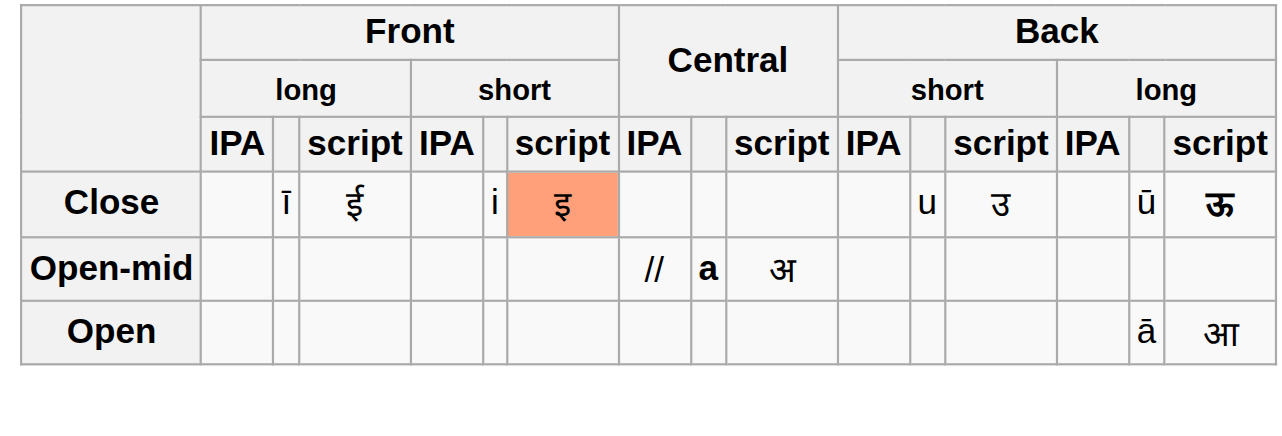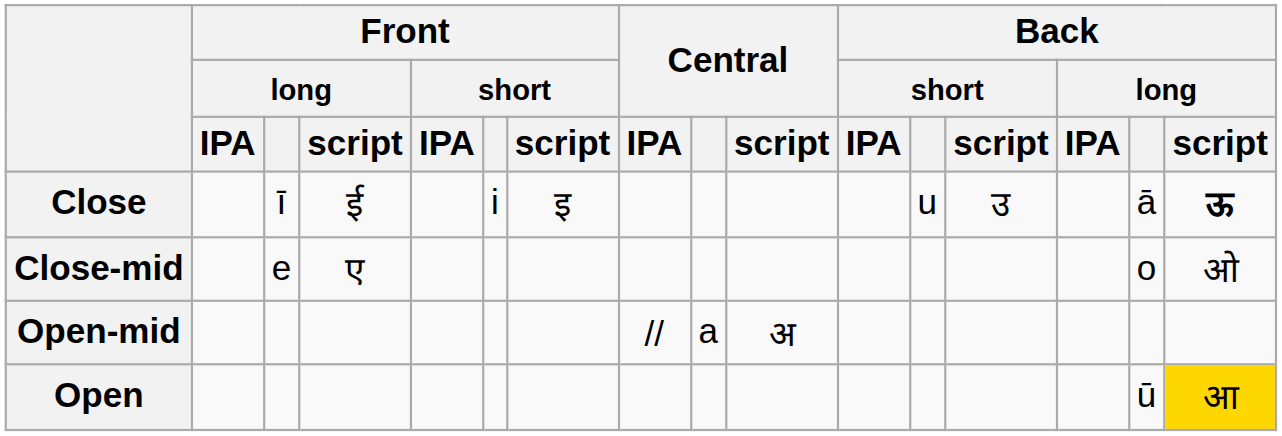(563, 205) lightsalmon background -> (563, 205) no background
(1147, 203) ū -> (1147, 203) ā
+ row: (99, 267)
(708, 267) bold -> (708, 332) normal
(1147, 332) ā -> (1147, 396) ū
(1220, 334) no background -> (1220, 398) gold background
